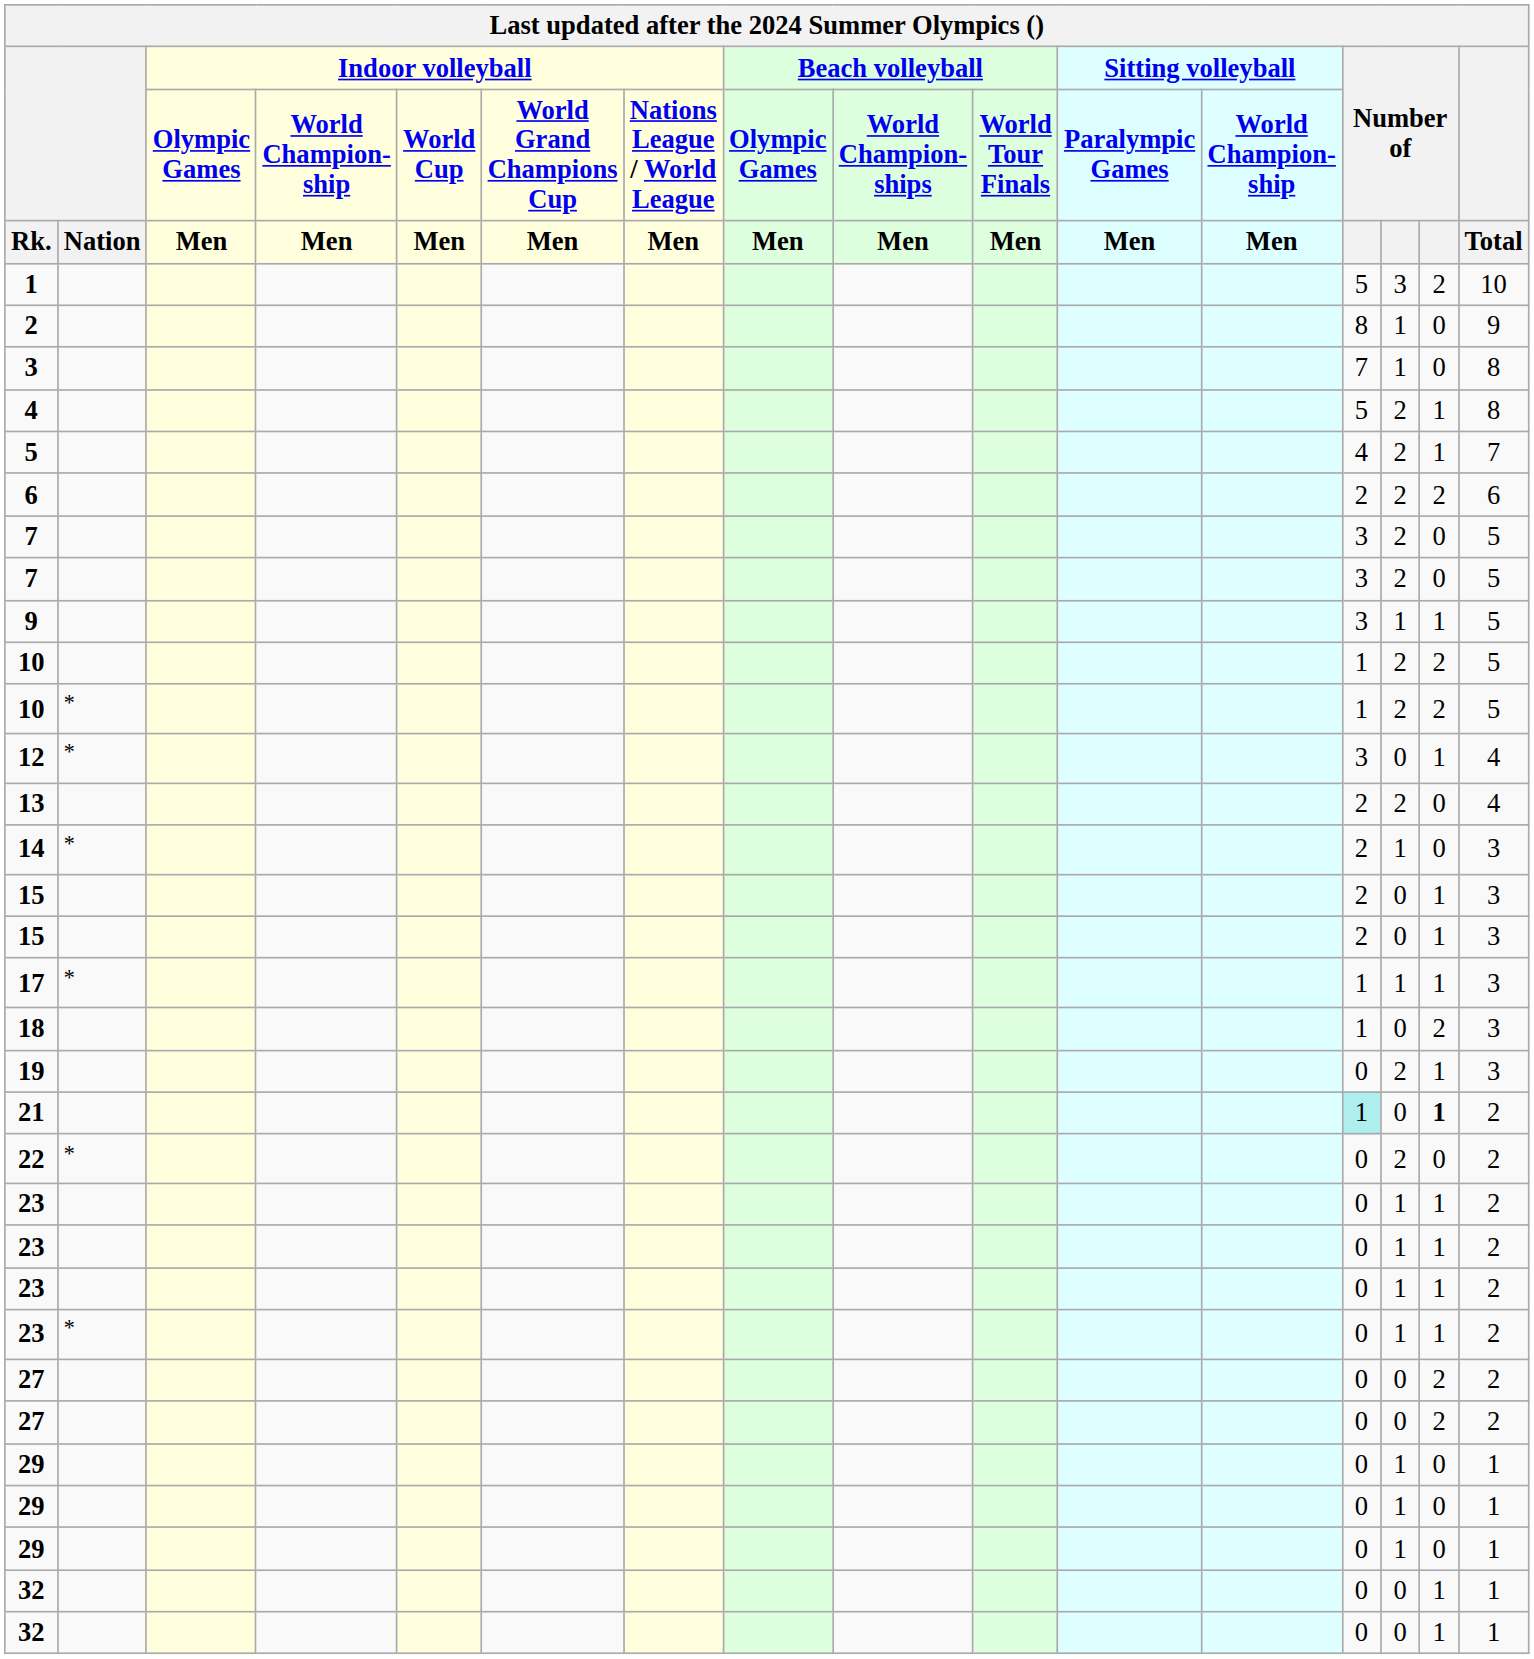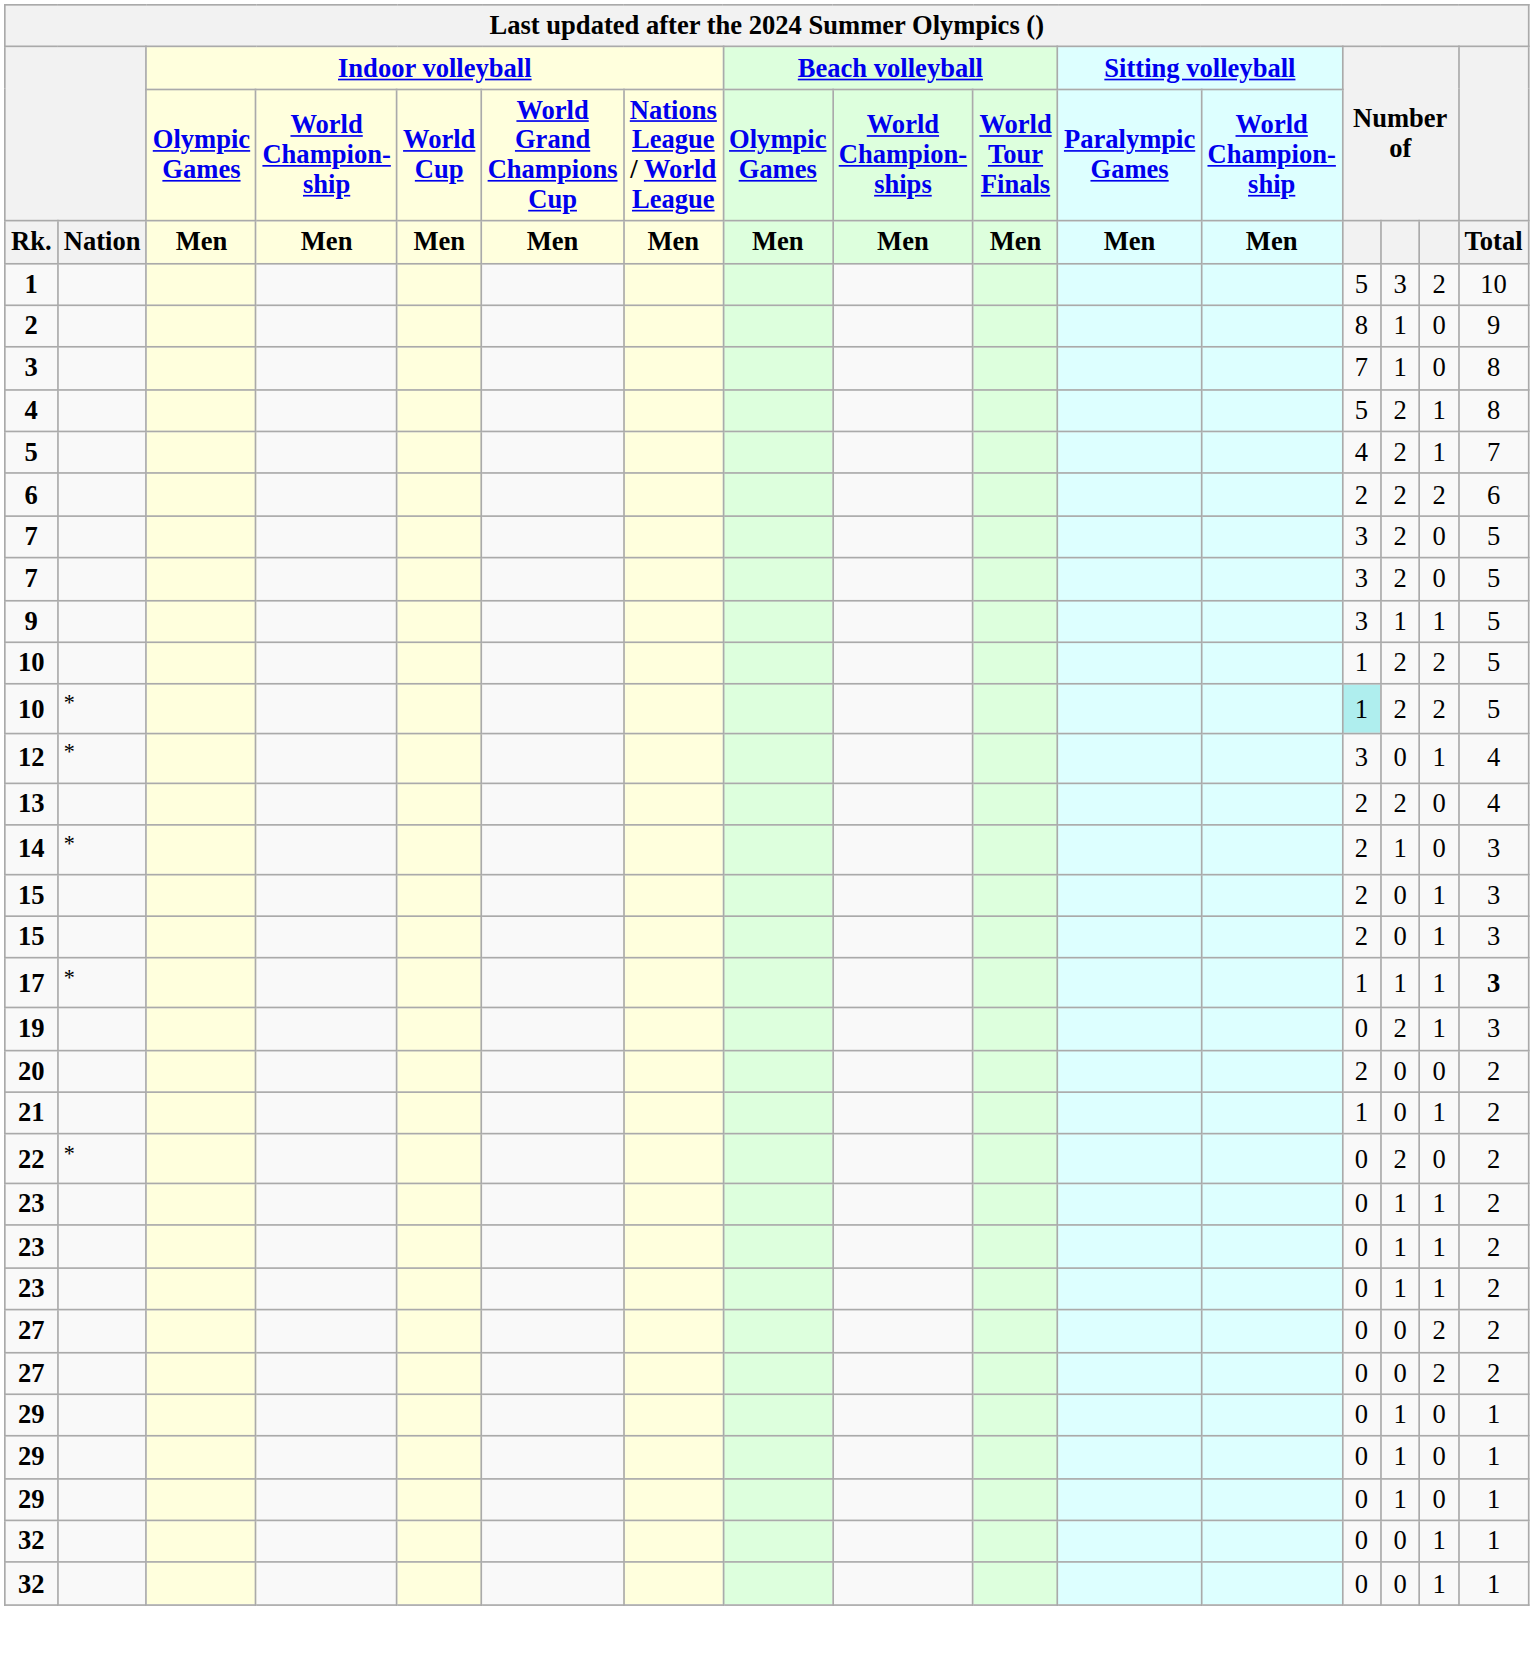(1361, 708) no background -> (1361, 708) paleturquoise background
(1494, 982) normal -> (1494, 982) bold
- row: (31, 1028)
+ row: (31, 1070)
(1361, 1112) paleturquoise background -> (1361, 1112) no background
(1439, 1112) bold -> (1439, 1112) normal
- row: (31, 1334)
